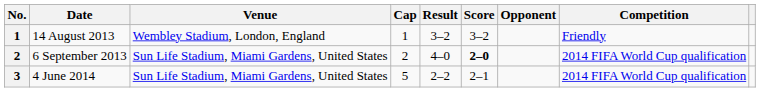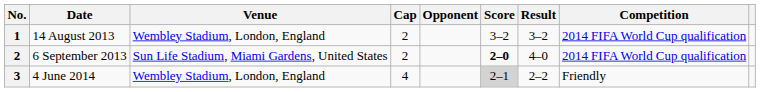columns swapped: (528, 14) <-> (440, 14)
(405, 35) 1 -> (405, 35) 2
(584, 35) Friendly -> (654, 35) 2014 FIFA World Cup qualification
(260, 76) Sun Life Stadium, Miami Gardens, United States -> (229, 76) Wembley Stadium, London, England
(405, 76) 5 -> (405, 76) 4
(479, 76) no background -> (499, 76) lightgrey background
(654, 76) 2014 FIFA World Cup qualification -> (584, 76) Friendly
